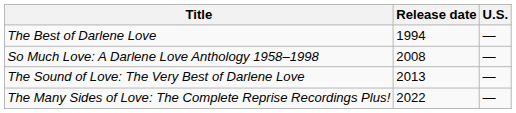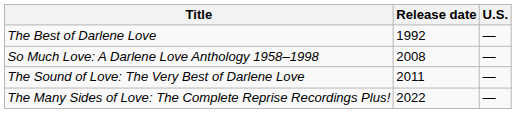(411, 35) 1994 -> (411, 35) 1992
(411, 77) 2013 -> (410, 77) 2011
